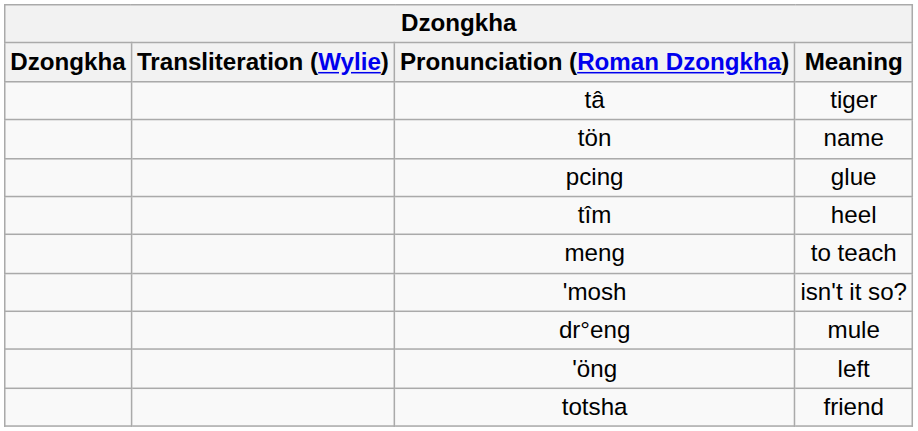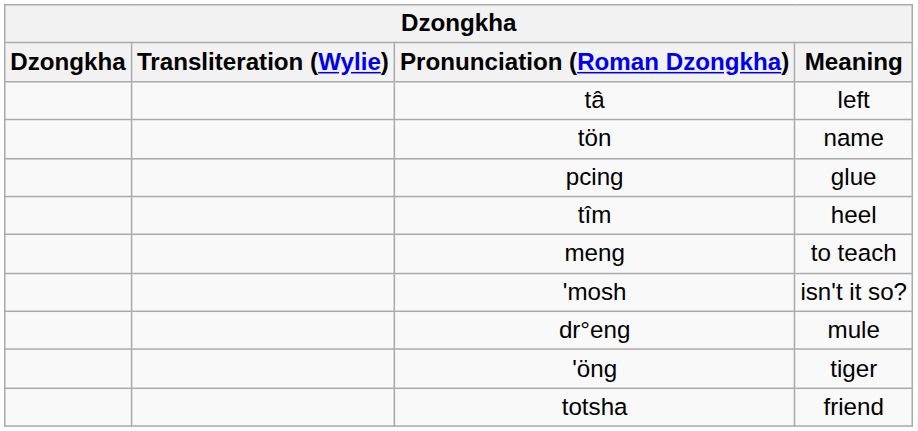(854, 100) tiger -> (854, 100) left
(854, 368) left -> (854, 368) tiger
